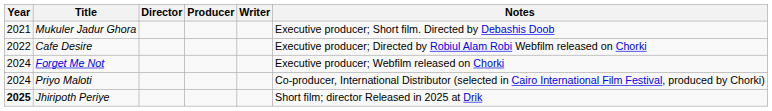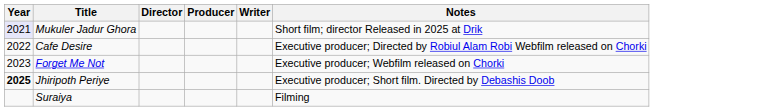(19, 30) no background -> (19, 30) lavender background
(415, 30) Executive producer; Short film. Directed by Debashis Doob -> (379, 30) Short film; director Released in 2025 at Drik
(19, 64) 2024 -> (19, 64) 2023
- row: (64, 81)
(379, 98) Short film; director Released in 2025 at Drik -> (415, 81) Executive producer; Short film. Directed by Debashis Doob
+ row: (54, 98)
